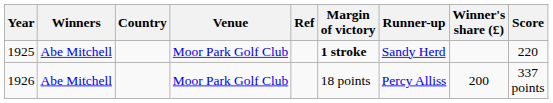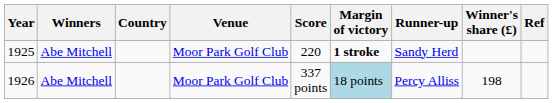columns swapped: (528, 22) <-> (304, 22)
(346, 80) no background -> (358, 80) lightblue background
(479, 80) 200 -> (492, 80) 198
